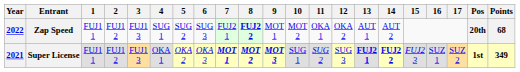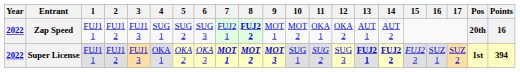(501, 31) 68 -> (501, 31) 16
(15, 55) 2021 -> (15, 55) 2022
(501, 55) 349 -> (501, 55) 394
